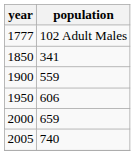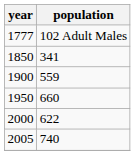(50, 98) 606 -> (50, 98) 660
(50, 118) 659 -> (50, 118) 622
